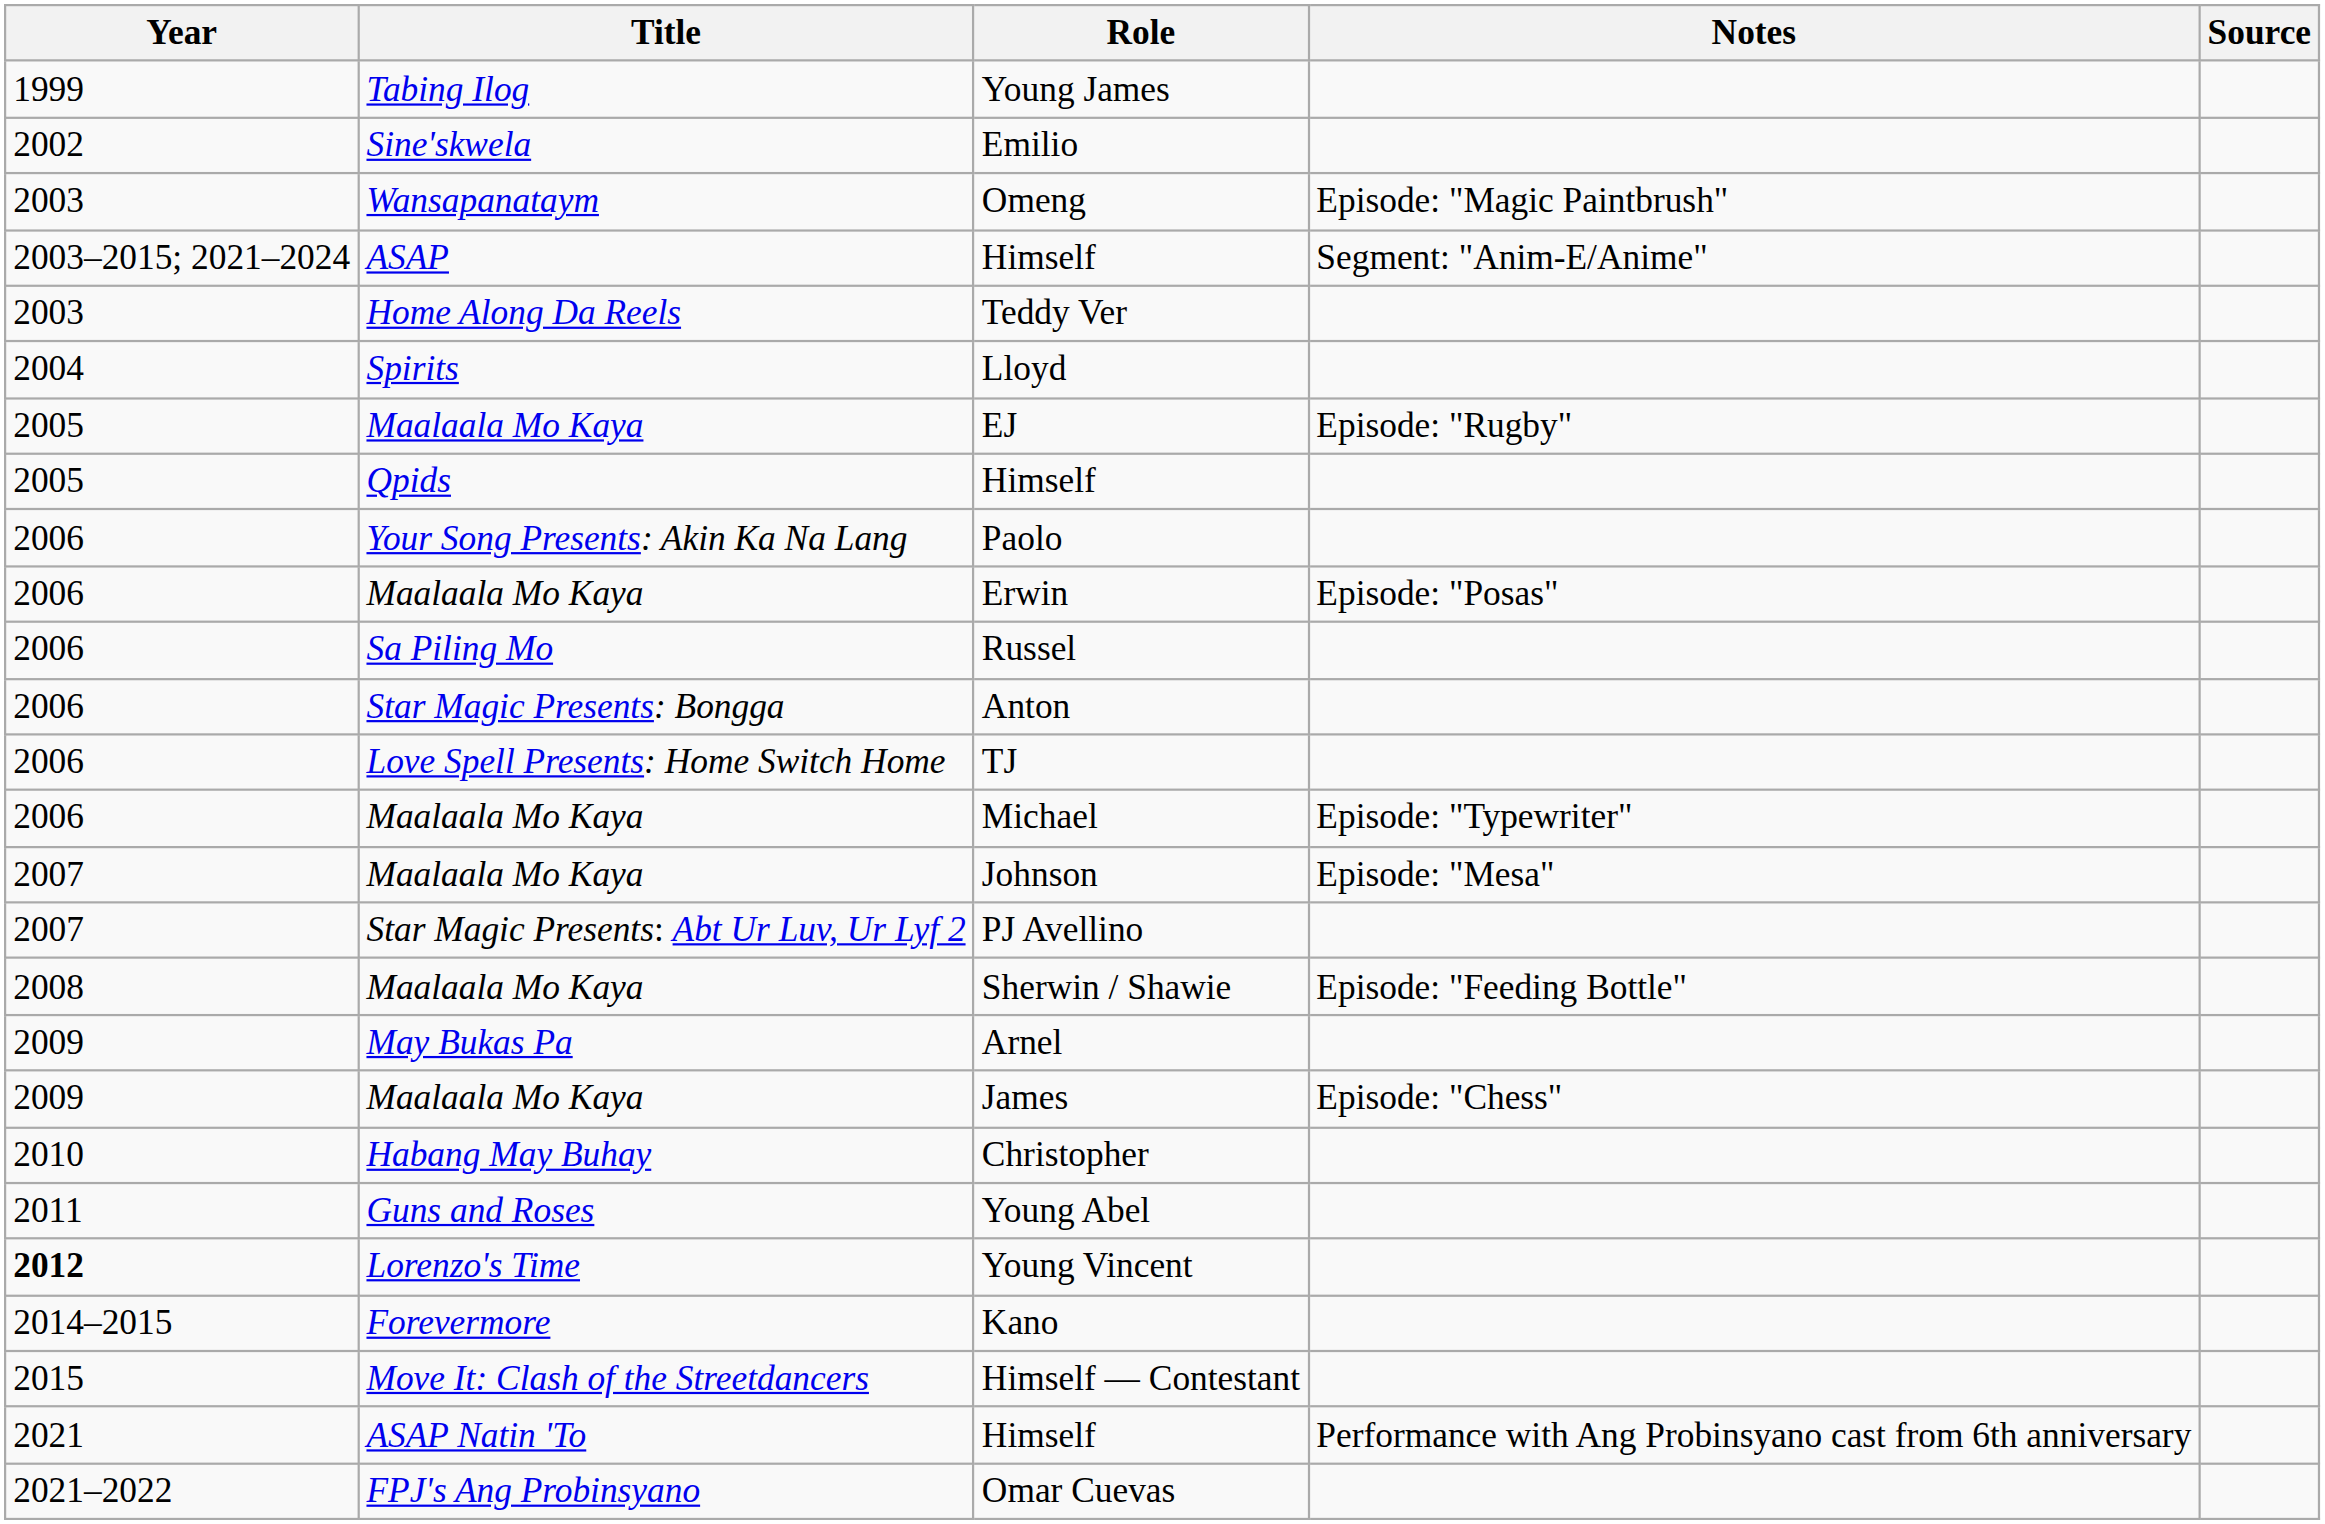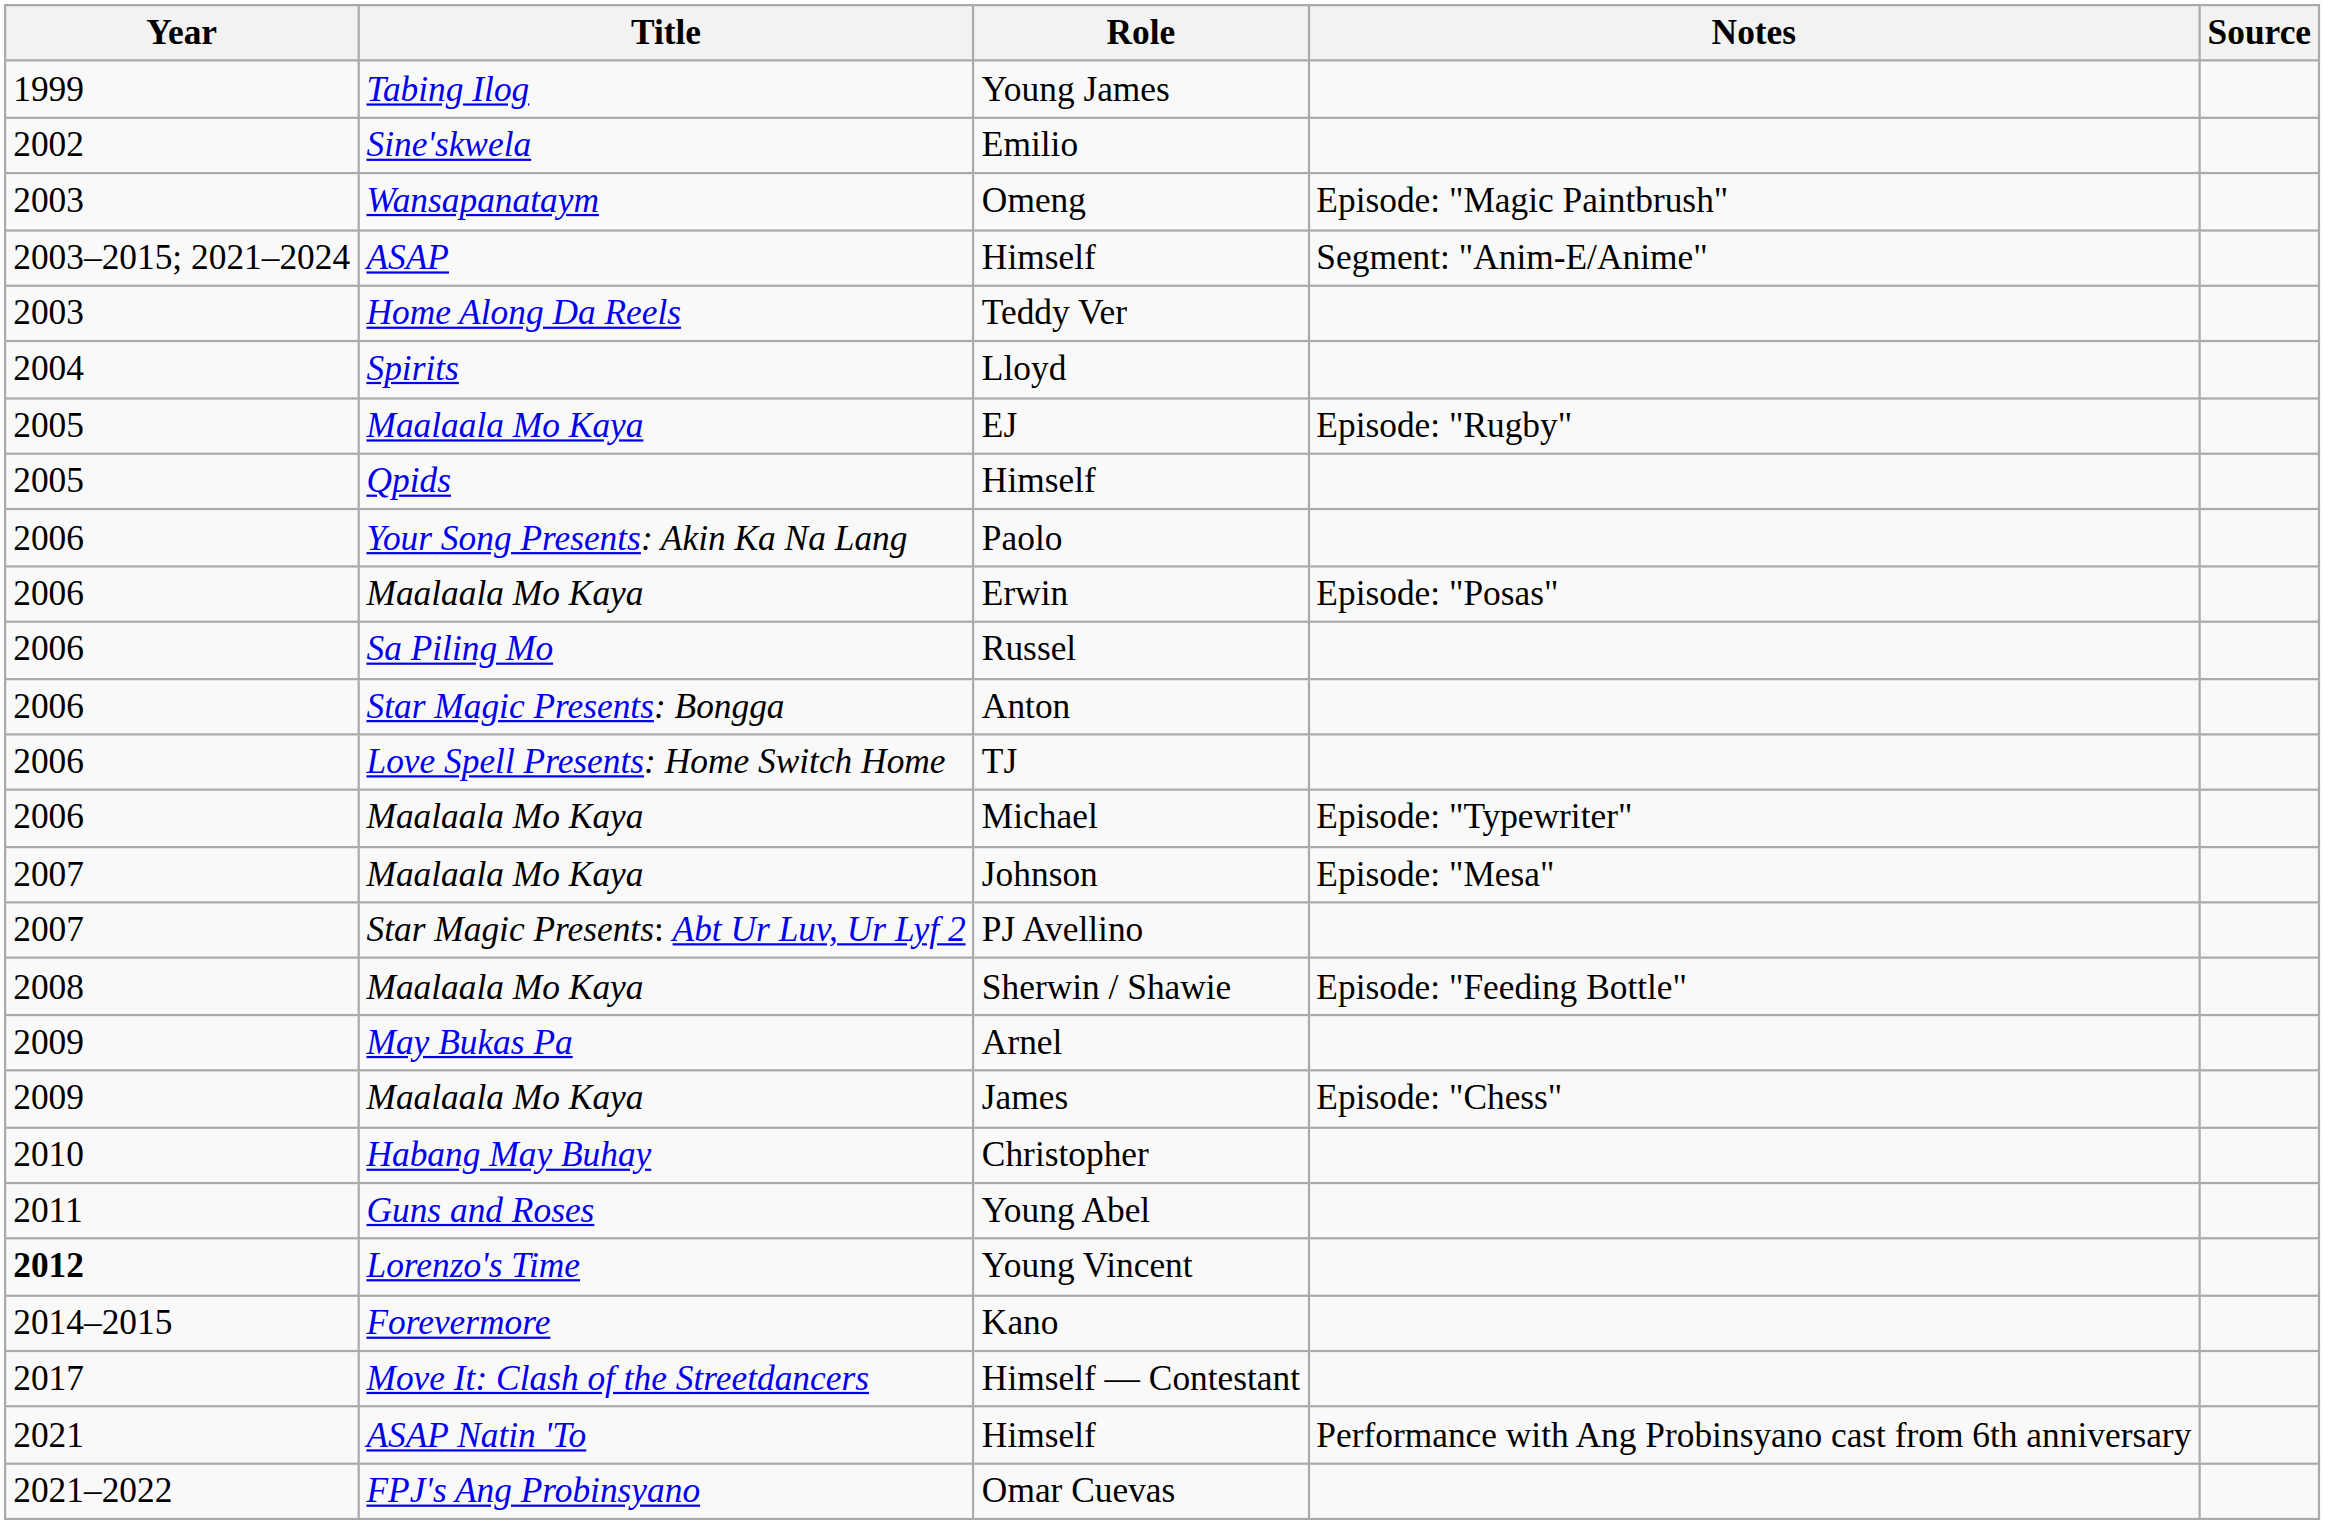(49, 1378) 2015 -> (49, 1378) 2017
